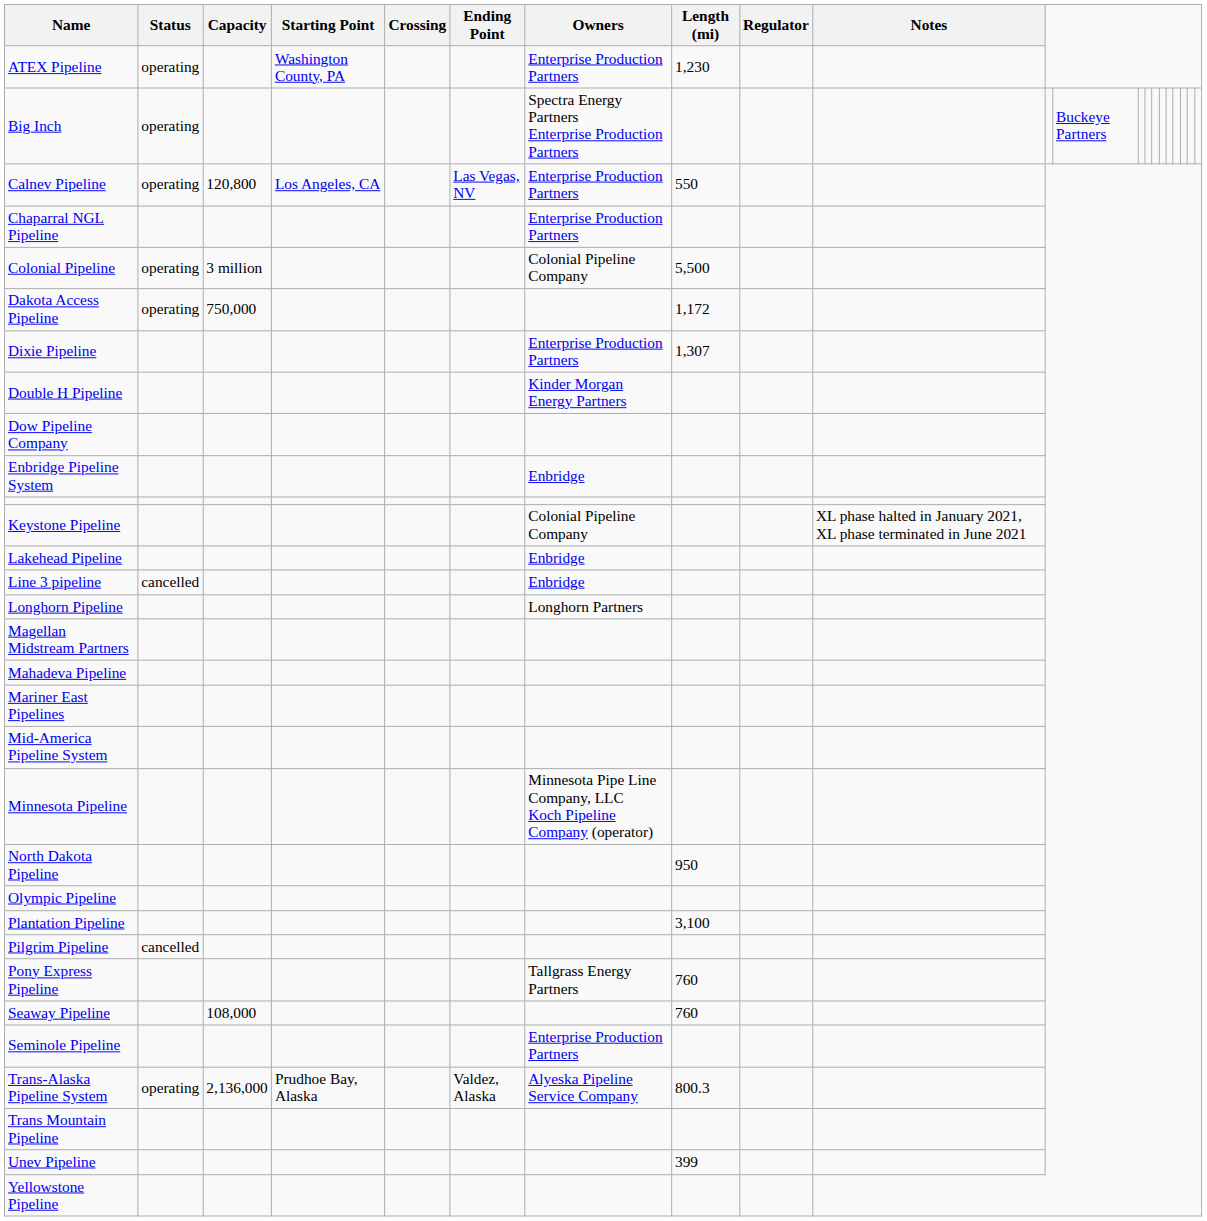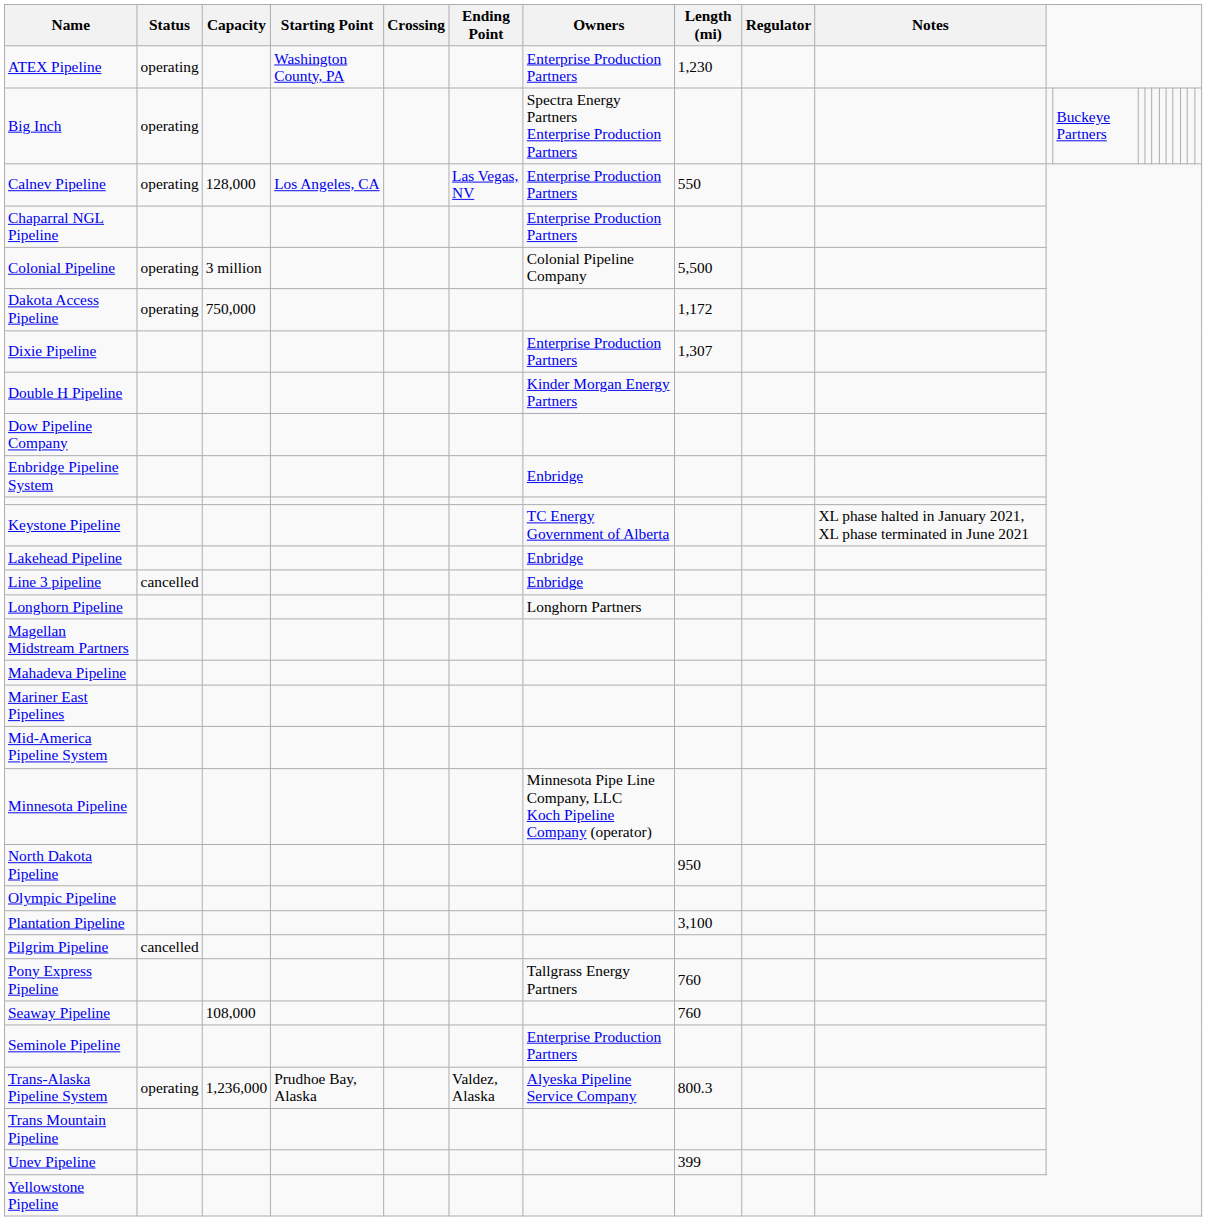(231, 184) 120,800 -> (231, 184) 128,000
(582, 524) Colonial Pipeline Company -> (598, 524) TC Energy Government of Alberta
(237, 1087) 2,136,000 -> (236, 1087) 1,236,000
